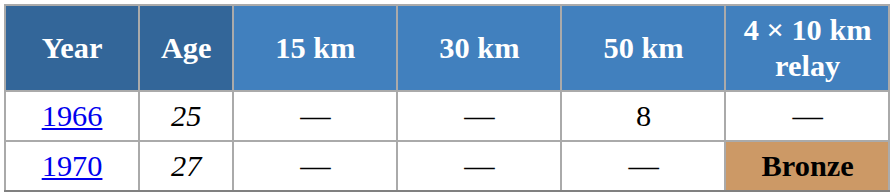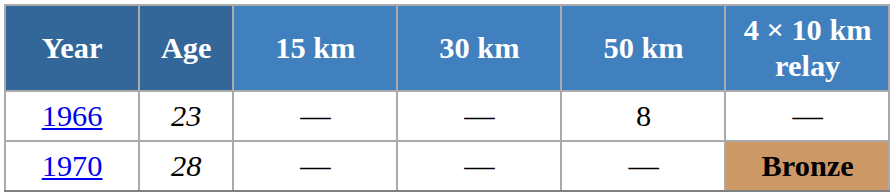(186, 115) 25 -> (186, 115) 23
(186, 166) 27 -> (186, 166) 28
